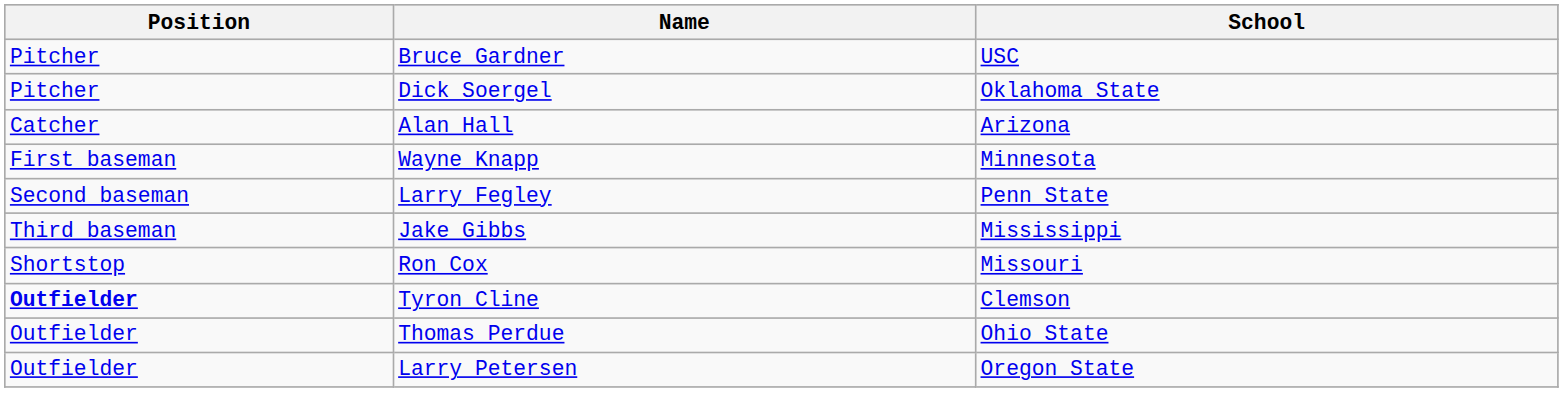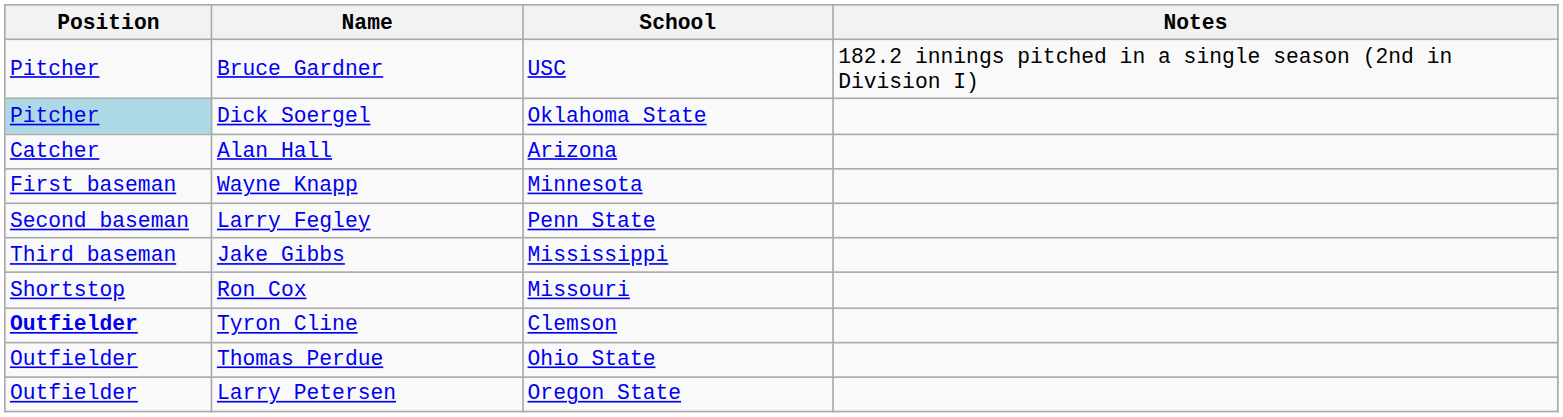+ column: (1195, 22)
(55, 92) no background -> (55, 116) lightblue background
